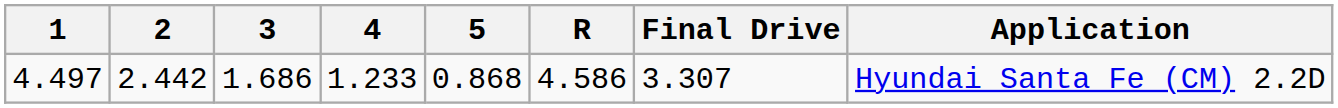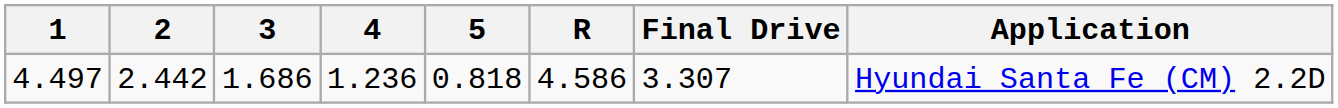(372, 79) 1.233 -> (372, 79) 1.236
(477, 79) 0.868 -> (477, 79) 0.818
